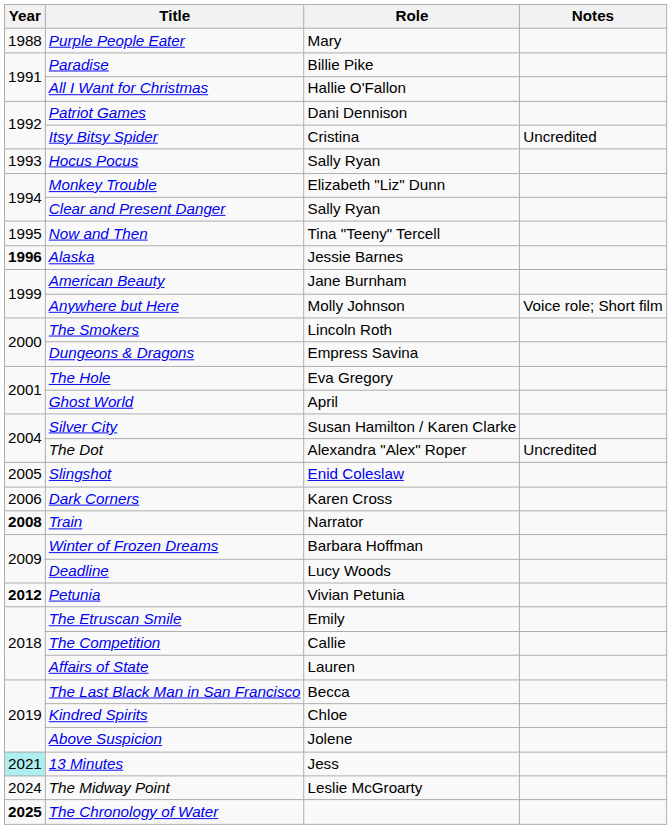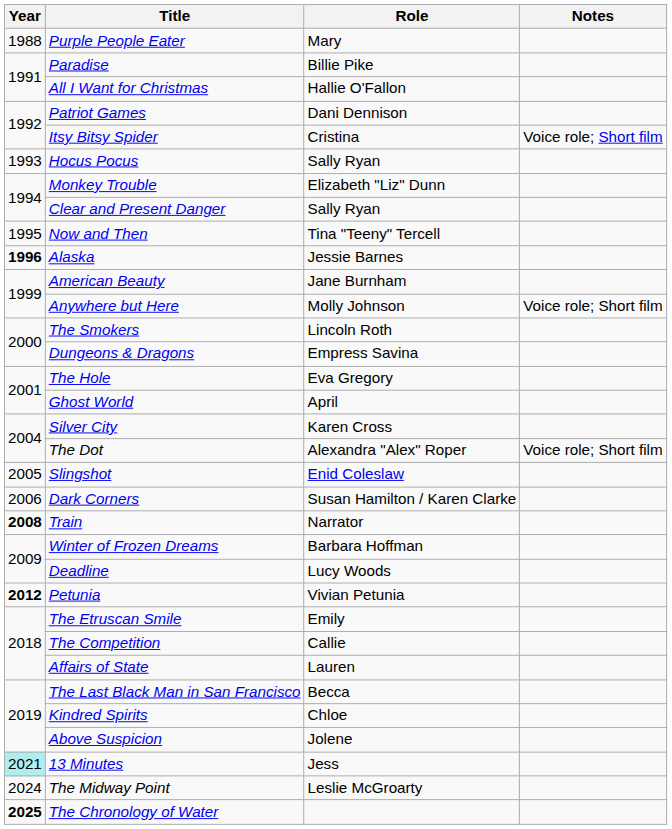(560, 137) Uncredited -> (593, 137) Voice role; Short film
(412, 426) Susan Hamilton / Karen Clarke -> (350, 426) Karen Cross
(560, 450) Uncredited -> (593, 450) Voice role; Short film
(350, 498) Karen Cross -> (412, 498) Susan Hamilton / Karen Clarke
